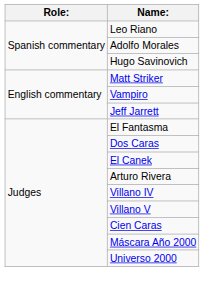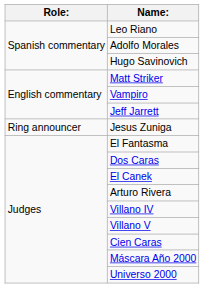+ row: (141, 127)
